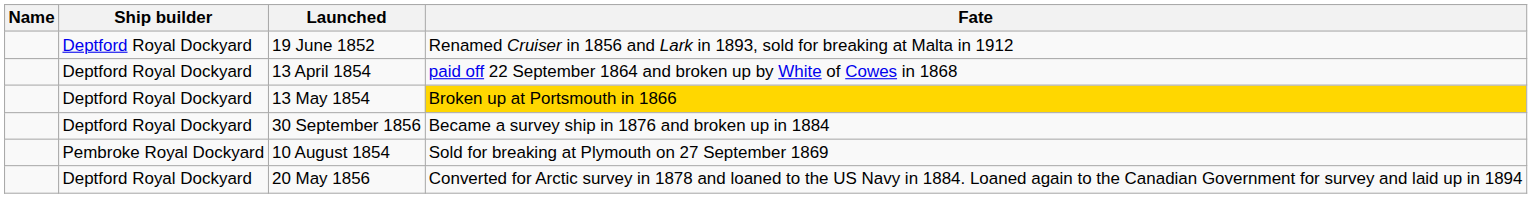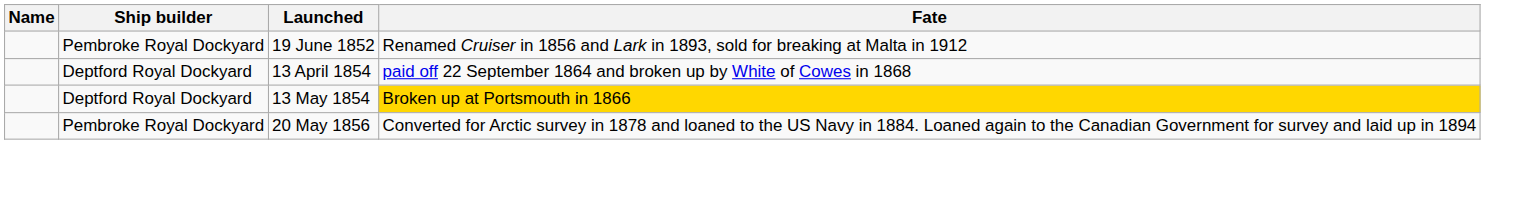(157, 44) Deptford Royal Dockyard -> (163, 44) Pembroke Royal Dockyard
- row: (346, 125)
- row: (331, 152)
(157, 179) Deptford Royal Dockyard -> (163, 125) Pembroke Royal Dockyard
